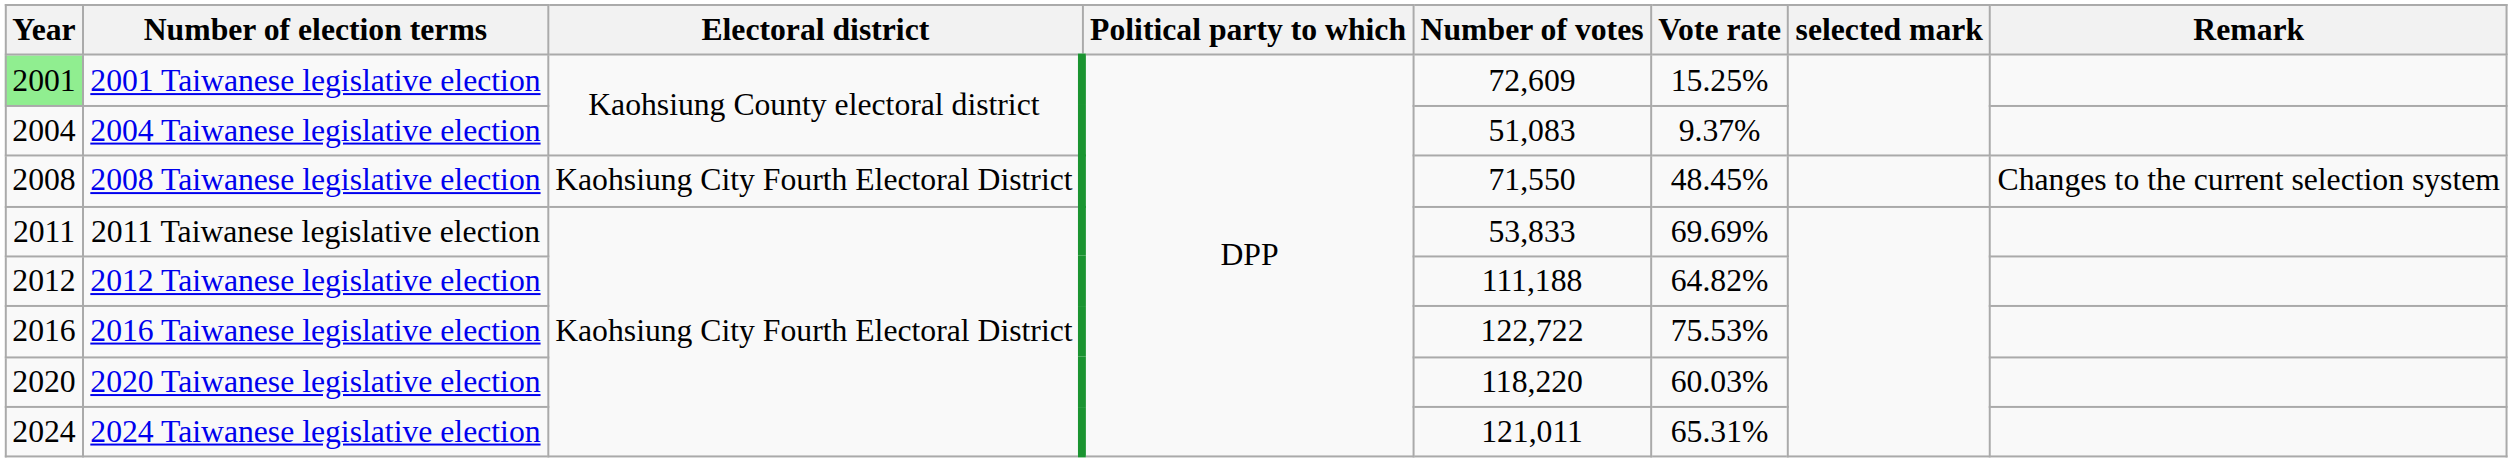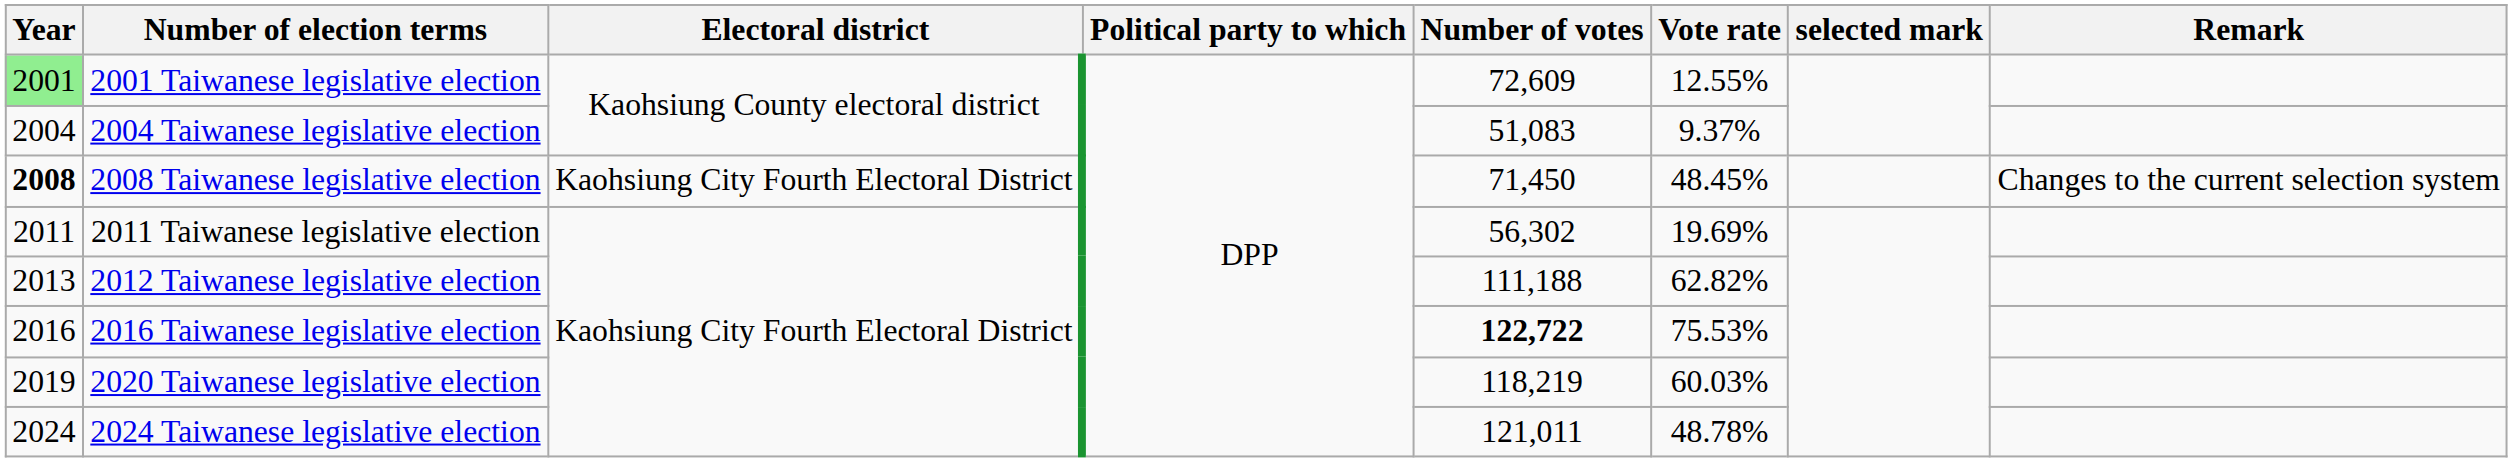(1720, 79) 15.25% -> (1720, 79) 12.55%
(44, 180) normal -> (44, 180) bold
(1532, 180) 71,550 -> (1532, 180) 71,450
(1532, 230) 53,833 -> (1532, 230) 56,302
(1720, 230) 69.69% -> (1720, 230) 19.69%
(44, 280) 2012 -> (44, 280) 2013
(1720, 280) 64.82% -> (1720, 280) 62.82%
(1532, 331) normal -> (1532, 331) bold
(44, 381) 2020 -> (44, 381) 2019
(1532, 381) 118,220 -> (1532, 381) 118,219
(1720, 431) 65.31% -> (1720, 431) 48.78%
